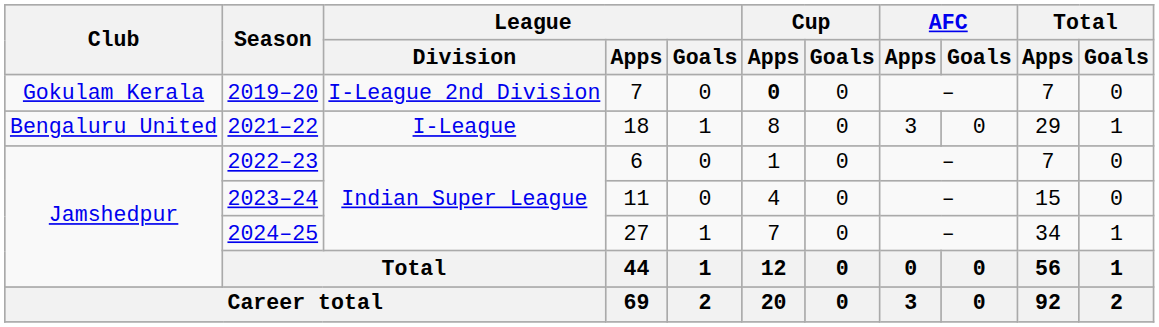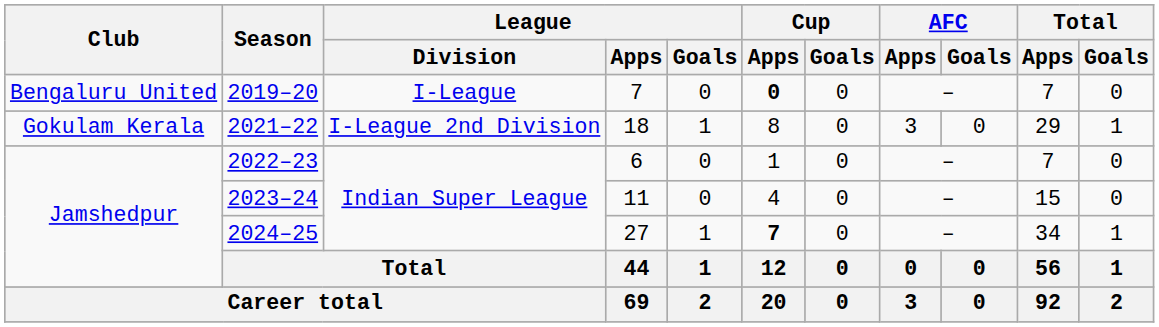(114, 93) Gokulam Kerala -> (114, 93) Bengaluru United
(464, 93) I-League 2nd Division -> (464, 93) I-League
(114, 128) Bengaluru United -> (114, 128) Gokulam Kerala
(464, 128) I-League -> (464, 128) I-League 2nd Division
(774, 233) normal -> (774, 233) bold
